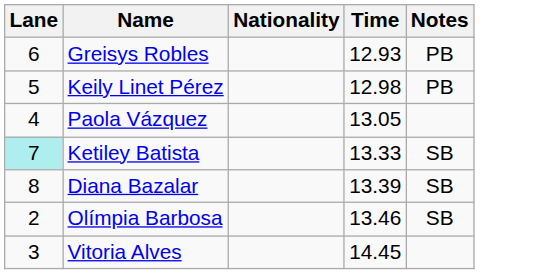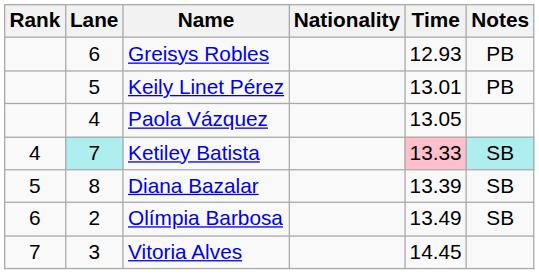+ column: (35, 20)
(375, 86) 12.98 -> (436, 86) 13.01
(375, 152) no background -> (436, 152) pink background
(440, 152) no background -> (500, 152) paleturquoise background
(375, 218) 13.46 -> (436, 218) 13.49
